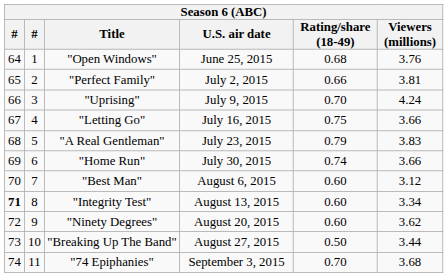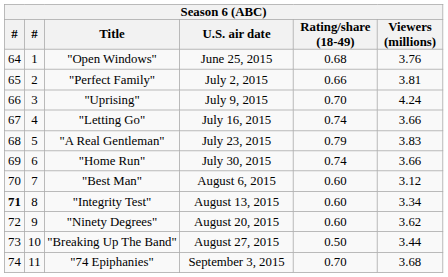(335, 120) 0.75 -> (335, 120) 0.74
